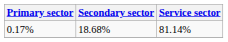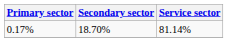(94, 29) 18.68% -> (94, 29) 18.70%
